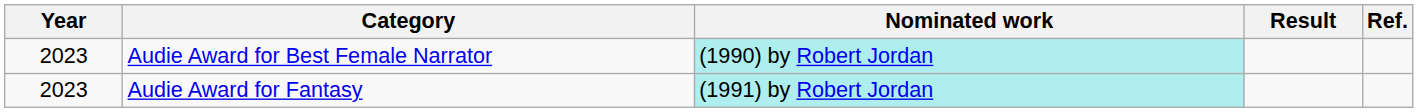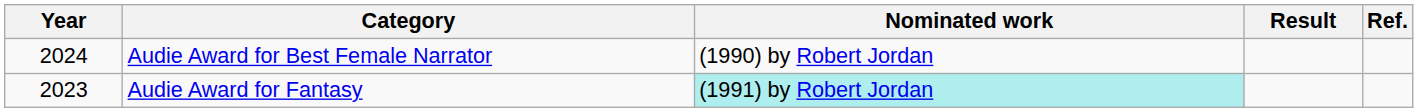(64, 55) 2023 -> (64, 55) 2024
(816, 55) paleturquoise background -> (816, 55) no background
